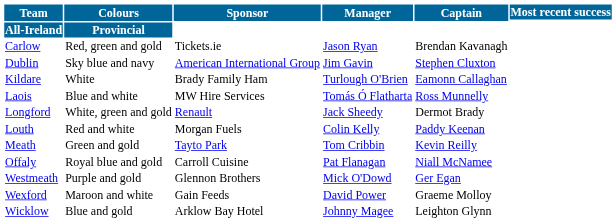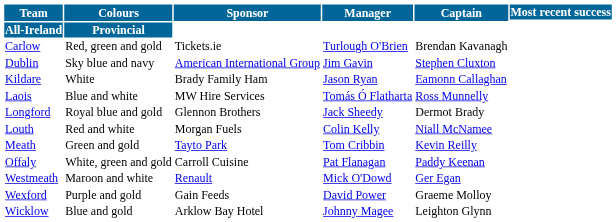(350, 46) Jason Ryan -> (365, 46) Turlough O'Brien
(365, 79) Turlough O'Brien -> (350, 79) Jason Ryan
(118, 112) White, green and gold -> (114, 112) Royal blue and gold
(193, 112) Renault -> (218, 112) Glennon Brothers
(450, 129) Paddy Keenan -> (454, 129) Niall McNamee
(114, 162) Royal blue and gold -> (118, 162) White, green and gold
(454, 162) Niall McNamee -> (450, 162) Paddy Keenan
(103, 178) Purple and gold -> (109, 178) Maroon and white
(218, 178) Glennon Brothers -> (193, 178) Renault
(109, 195) Maroon and white -> (103, 195) Purple and gold
